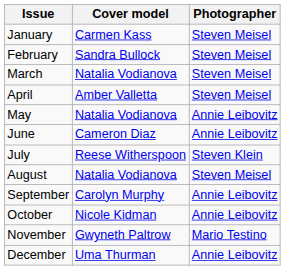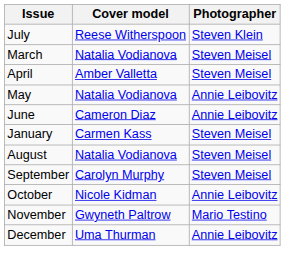rows swapped: (30, 34) <-> (19, 154)
- row: (33, 54)
(235, 194) Annie Leibovitz -> (231, 174) Steven Meisel
